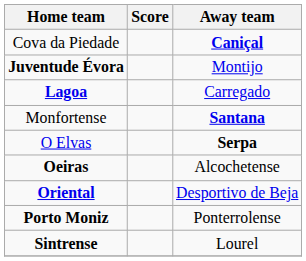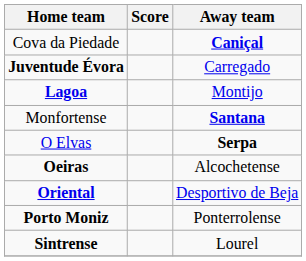(237, 67) Montijo -> (237, 67) Carregado
(237, 92) Carregado -> (237, 92) Montijo
